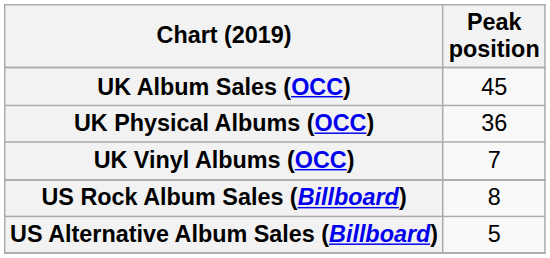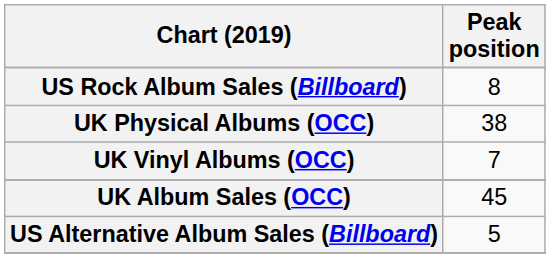rows swapped: (224, 86) <-> (224, 197)
(494, 123) 36 -> (494, 123) 38
